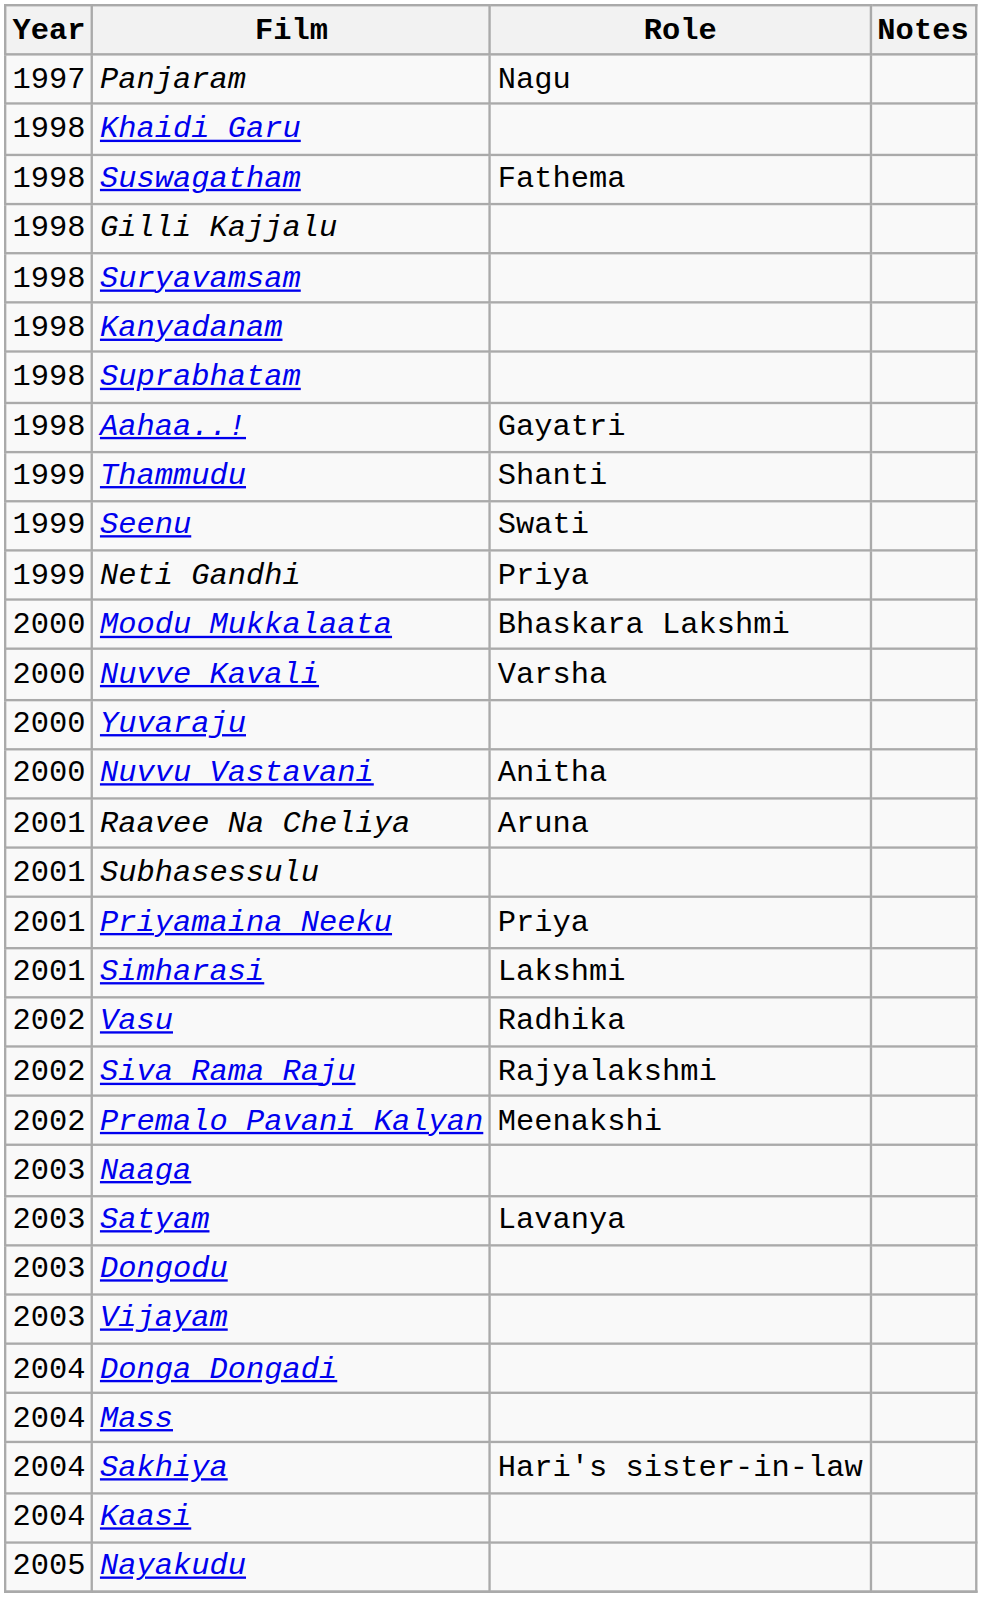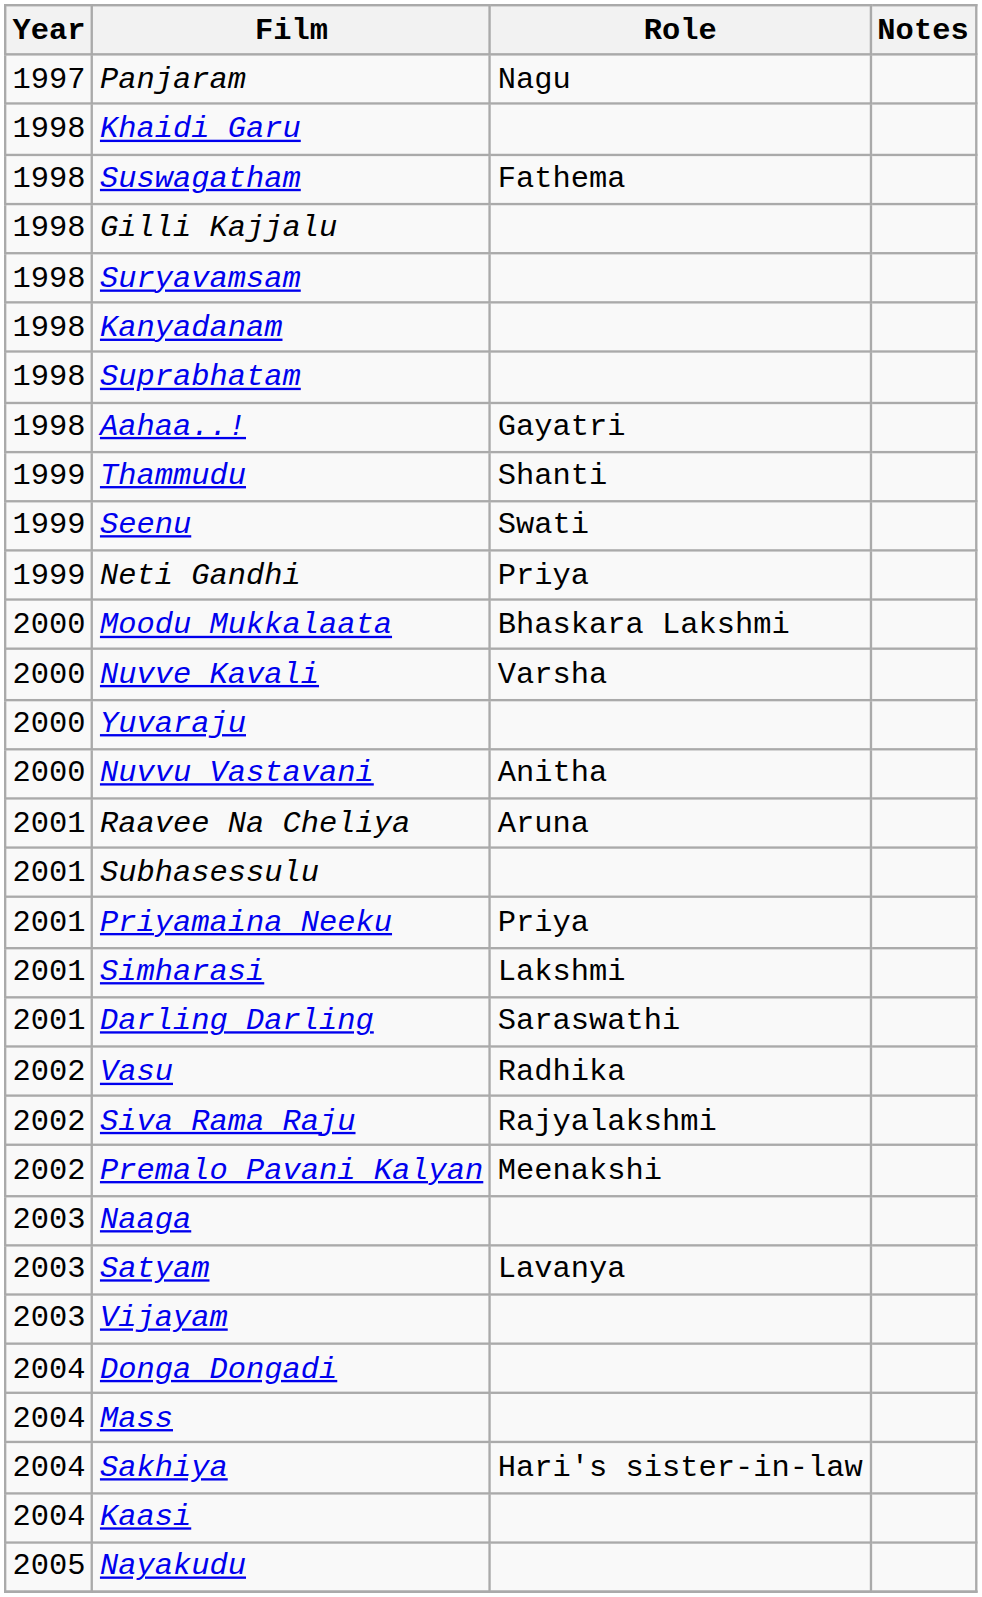+ row: (237, 1022)
- row: (164, 1269)
